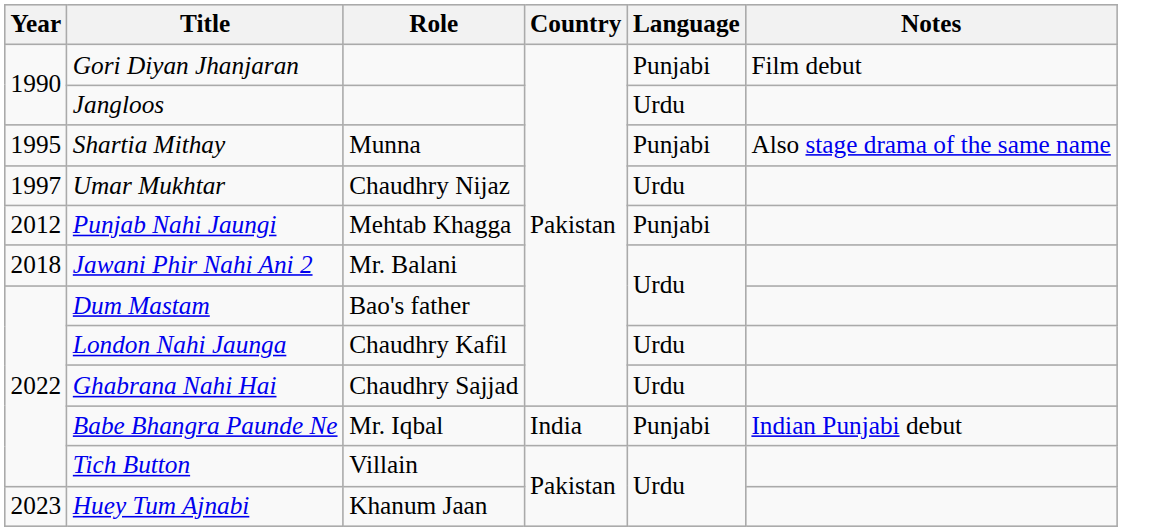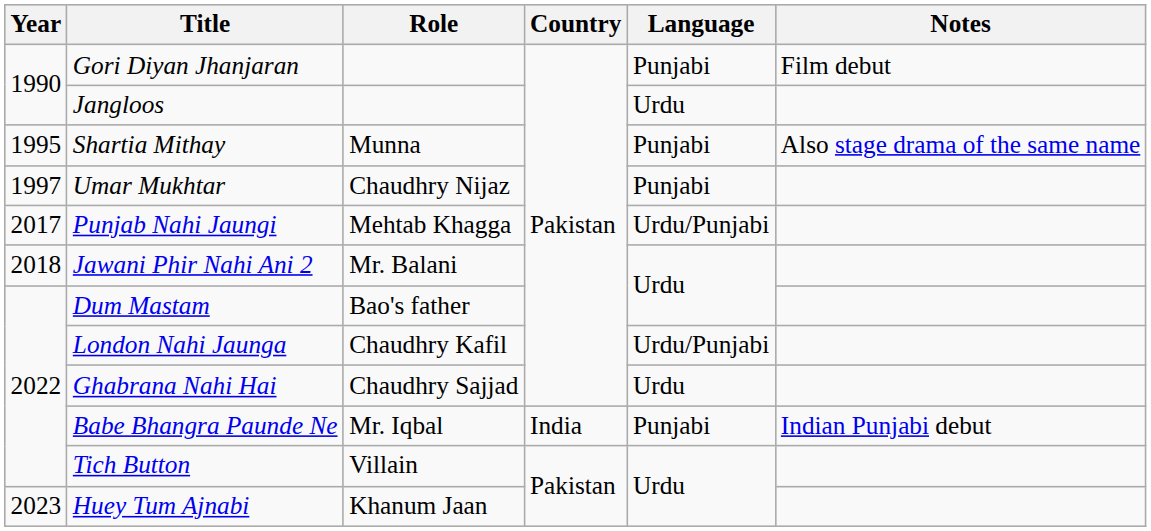(659, 184) Urdu -> (672, 184) Punjabi
(36, 225) 2012 -> (36, 225) 2017
(672, 225) Punjabi -> (701, 225) Urdu/Punjabi
(659, 345) Urdu -> (701, 345) Urdu/Punjabi
